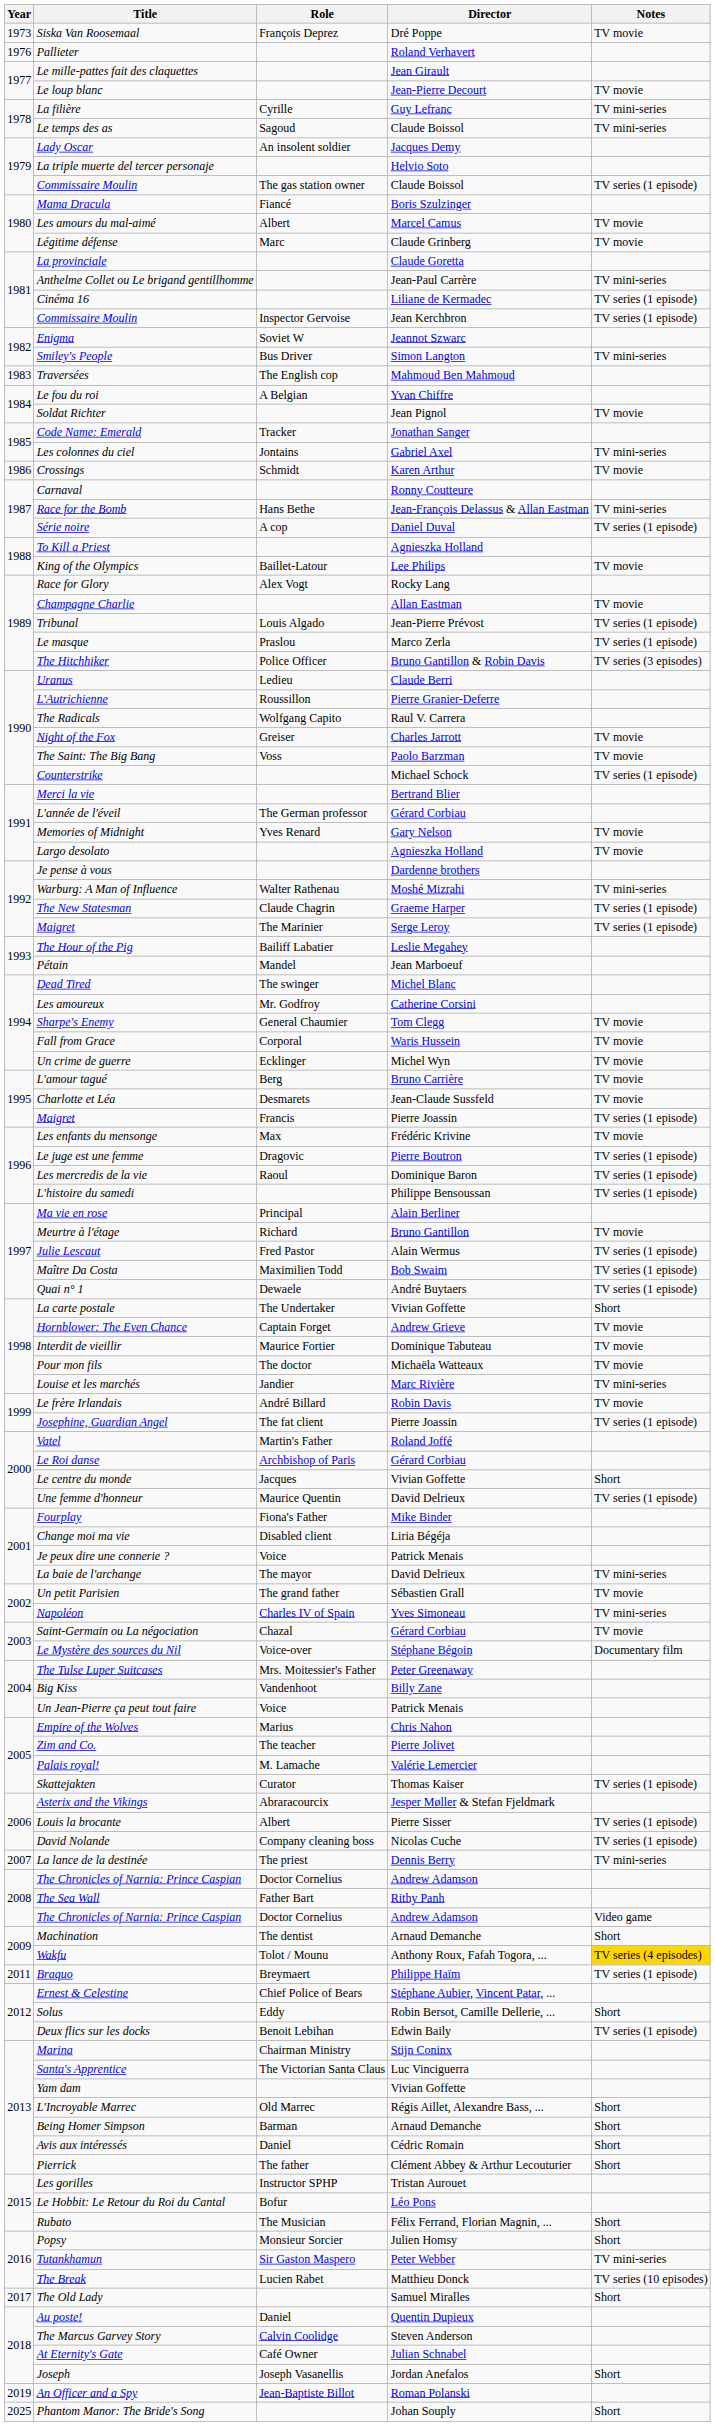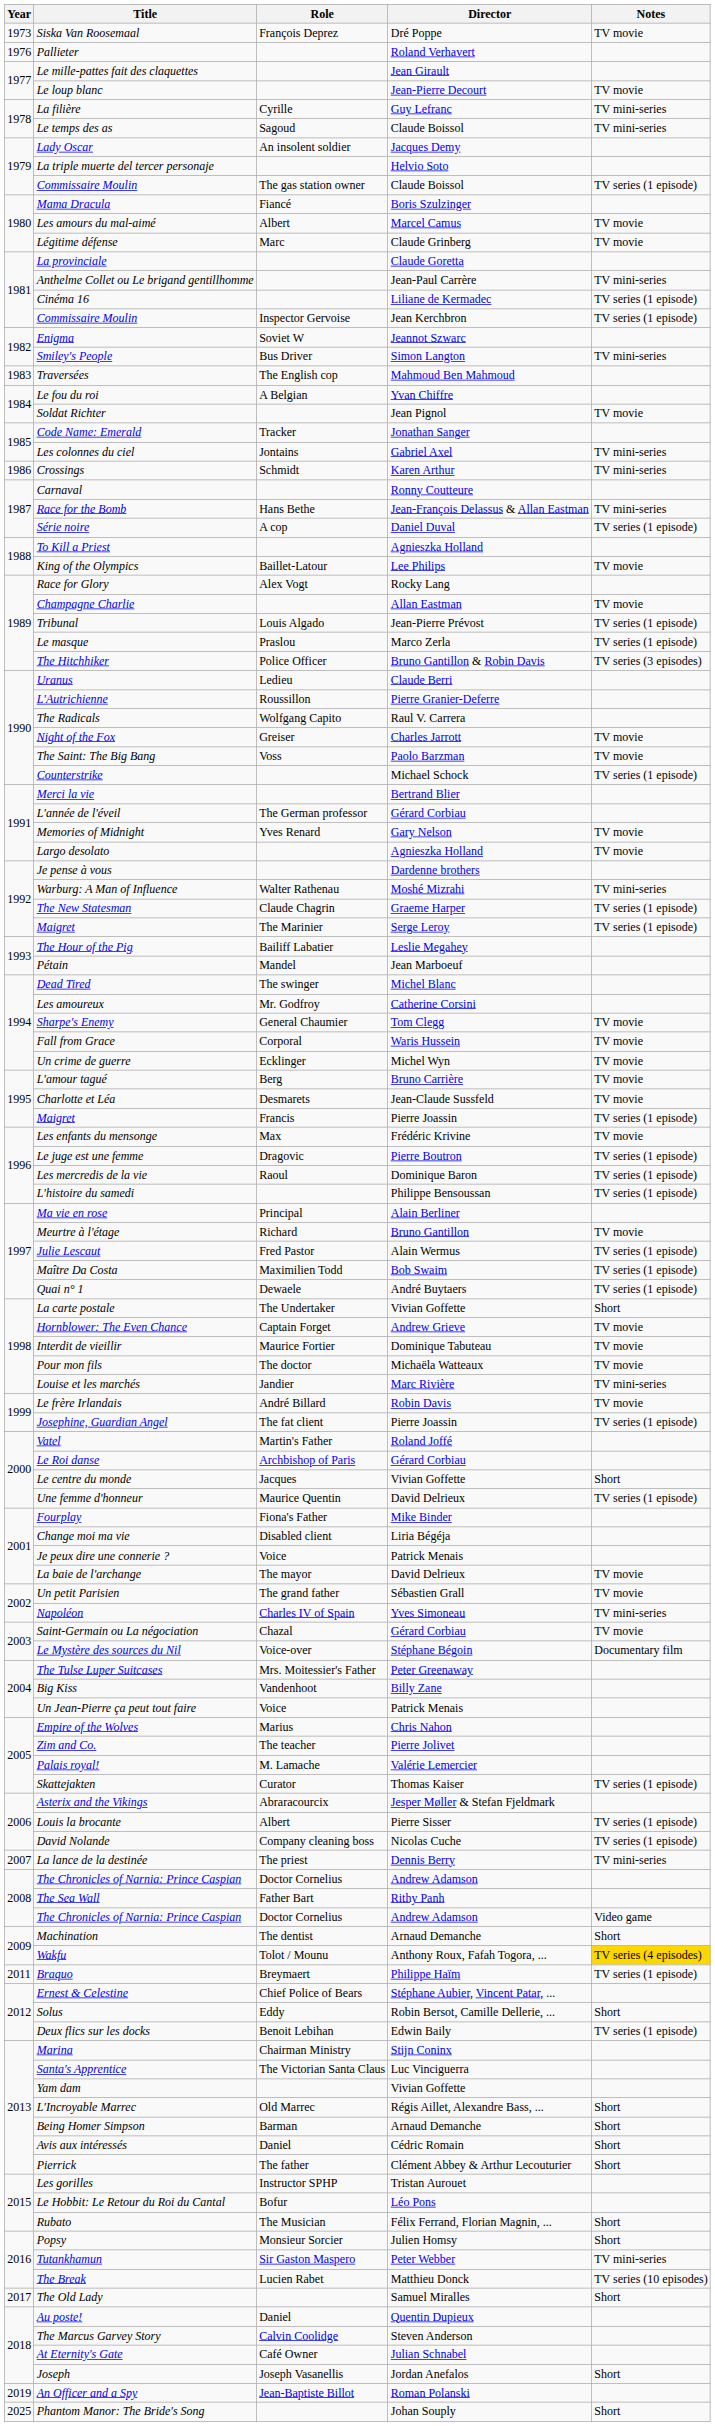(619, 470) TV movie -> (630, 470) TV mini-series
(630, 1574) TV mini-series -> (619, 1574) TV movie
